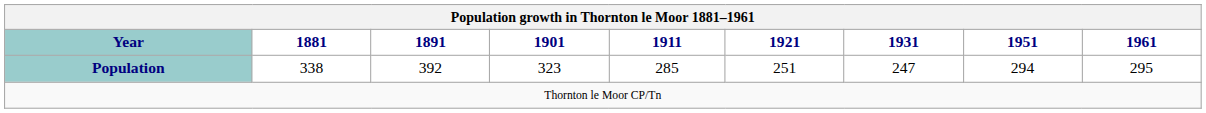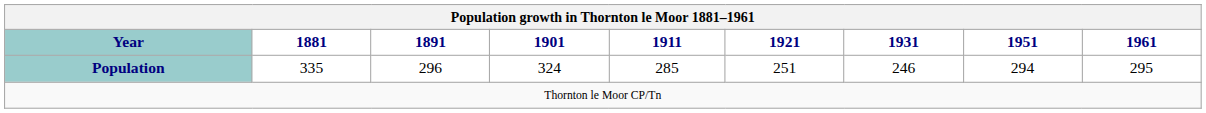(312, 68) 338 -> (312, 68) 335
(430, 68) 392 -> (430, 68) 296
(549, 68) 323 -> (549, 68) 324
(904, 68) 247 -> (904, 68) 246
